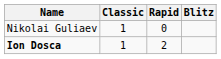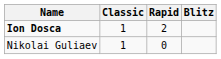rows swapped: (52, 29) <-> (34, 45)
